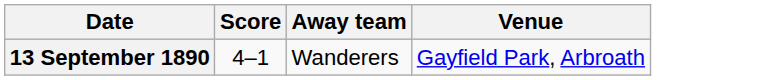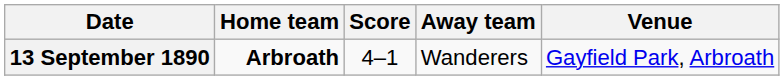+ column: (280, 22)
